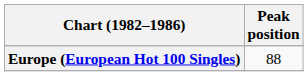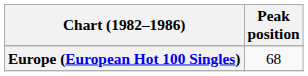(274, 58) 88 -> (274, 58) 68
